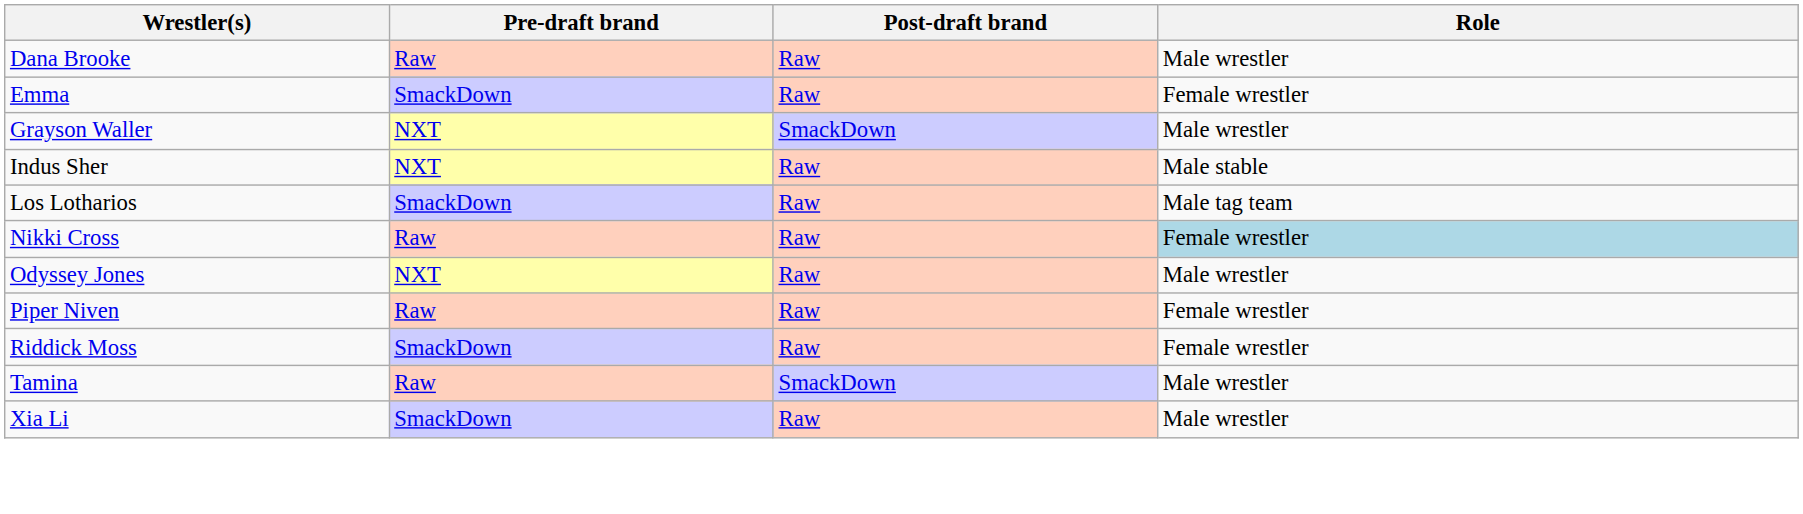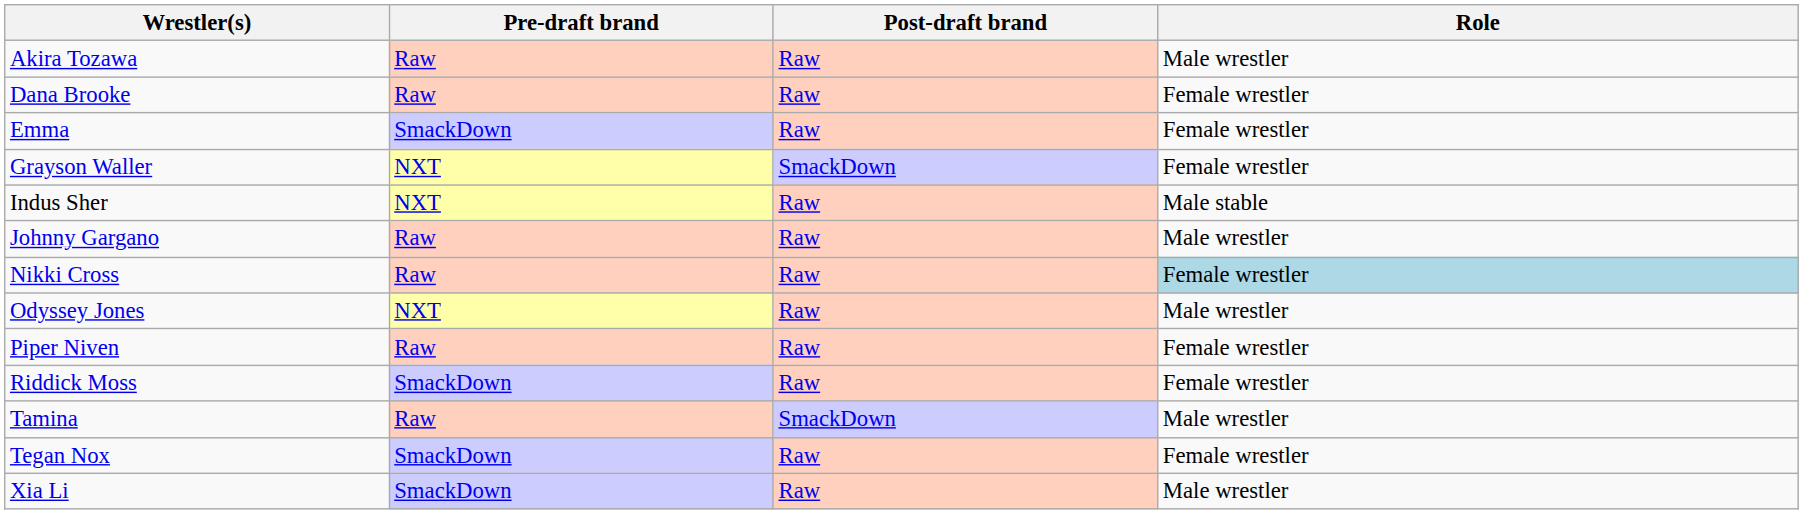+ row: (74, 58)
(1226, 58) Male wrestler -> (1236, 94) Female wrestler
(1226, 130) Male wrestler -> (1236, 166) Female wrestler
+ row: (85, 238)
- row: (73, 202)
+ row: (60, 454)
